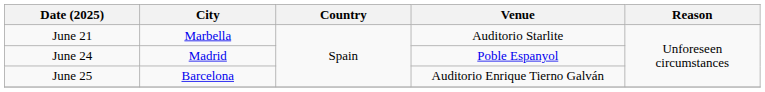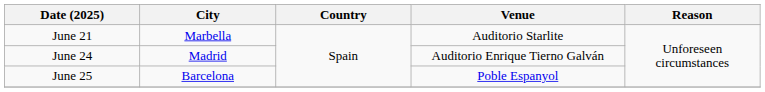(518, 55) Poble Espanyol -> (518, 55) Auditorio Enrique Tierno Galván
(518, 76) Auditorio Enrique Tierno Galván -> (518, 76) Poble Espanyol
